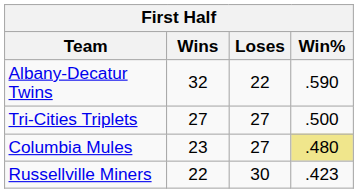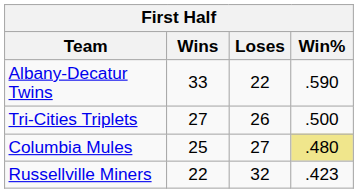(198, 82) 32 -> (198, 82) 33
(260, 119) 27 -> (260, 119) 26
(198, 147) 23 -> (198, 147) 25
(260, 174) 30 -> (260, 174) 32
